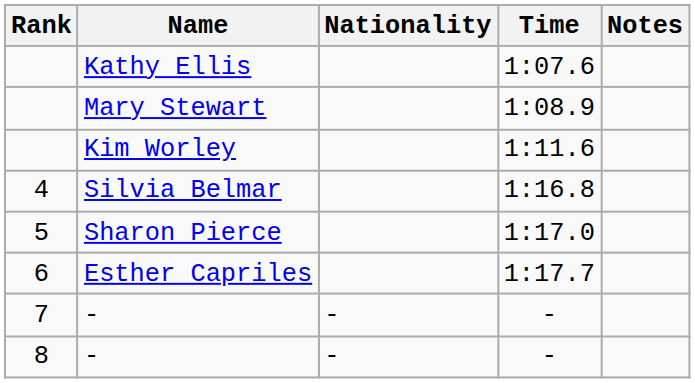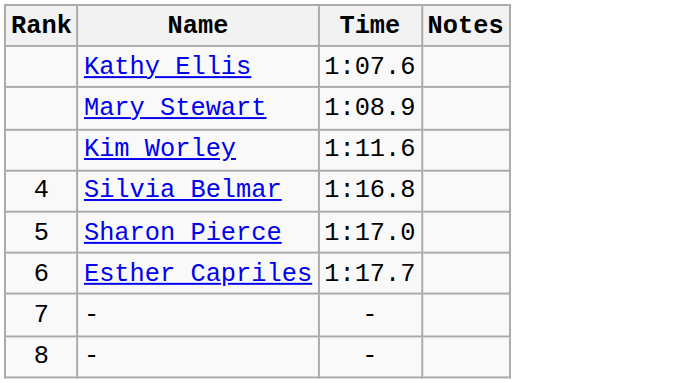- column: (408, 26)
